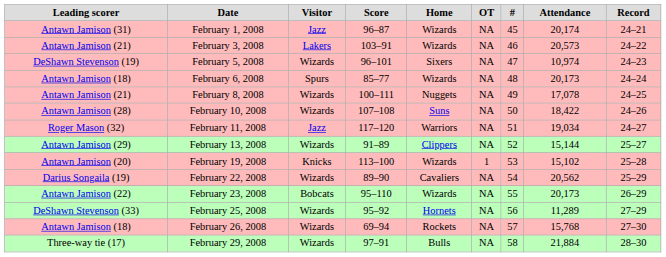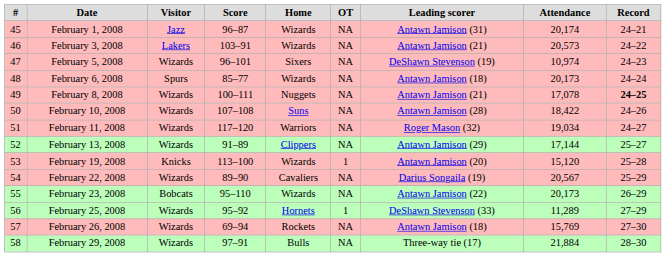columns swapped: (512, 12) <-> (86, 12)
(633, 95) normal -> (633, 95) bold
(317, 128) Jazz -> (176, 128) Wizards
(565, 144) 15,144 -> (565, 144) 17,144
(565, 161) 15,102 -> (565, 161) 15,120
(565, 177) 20,562 -> (565, 177) 20,567
(487, 210) NA -> (346, 210) 1
(565, 227) 15,768 -> (565, 227) 15,769
